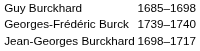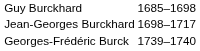rows swapped: (69, 41) <-> (67, 24)
